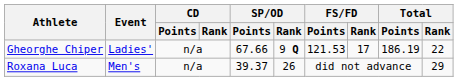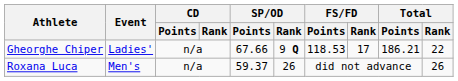(326, 49) 121.53 -> (326, 49) 118.53
(400, 49) 186.19 -> (400, 49) 186.21
(252, 67) 39.37 -> (252, 67) 59.37
(438, 67) 29 -> (438, 67) 26
